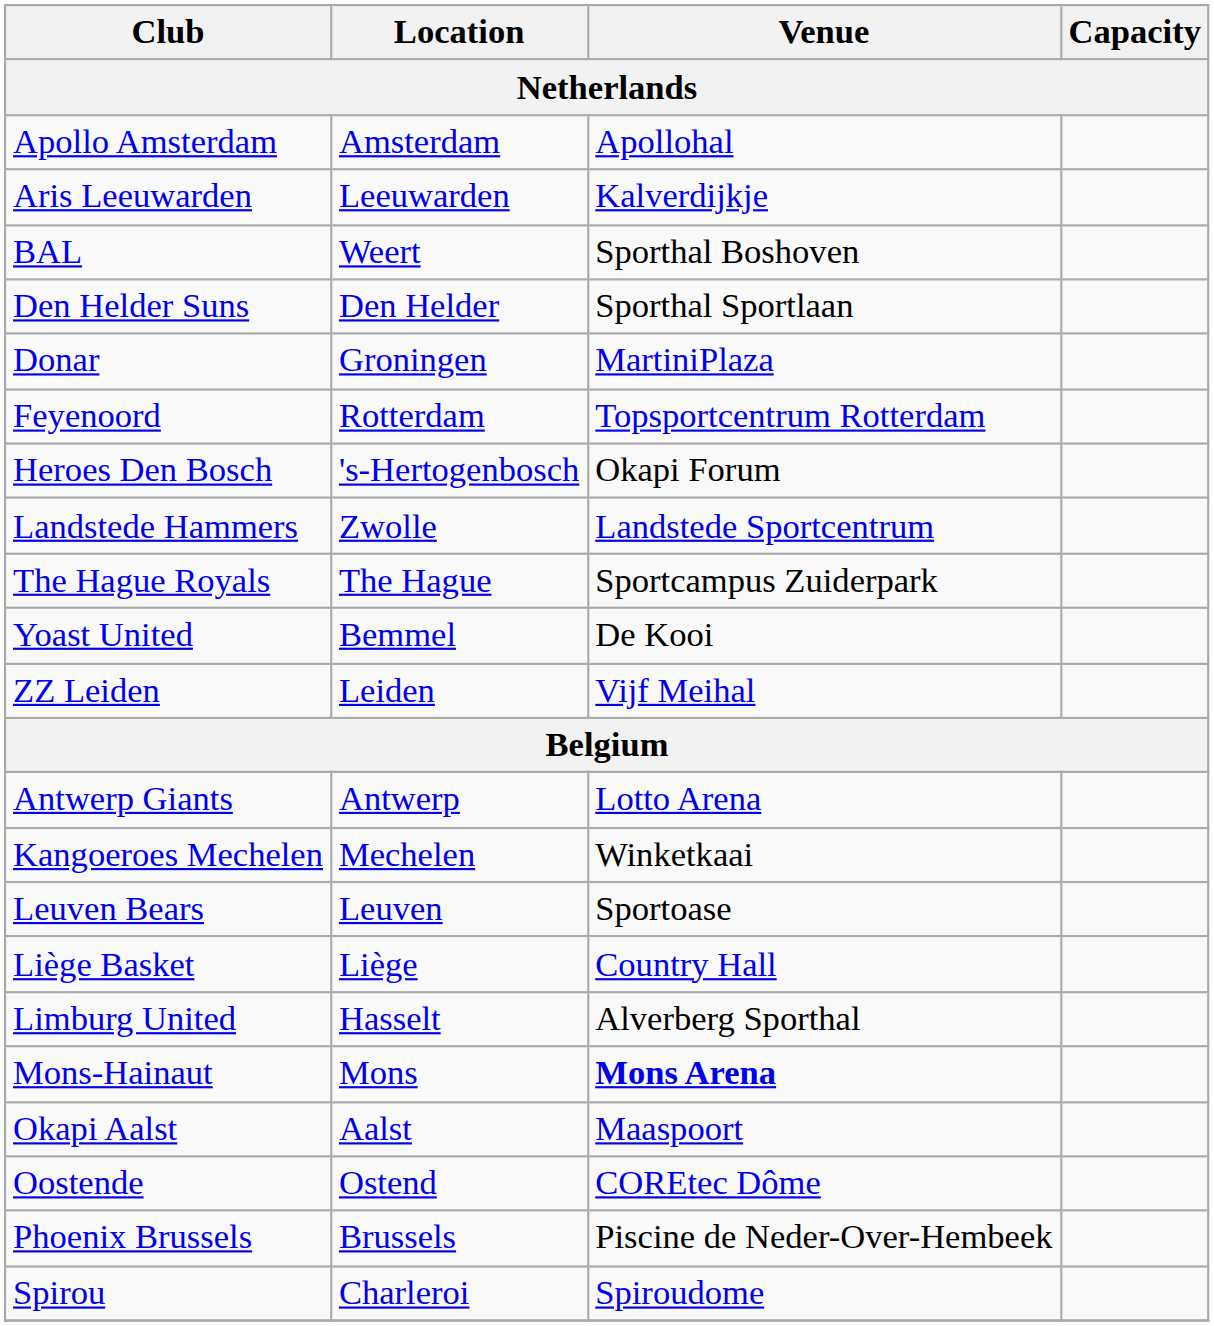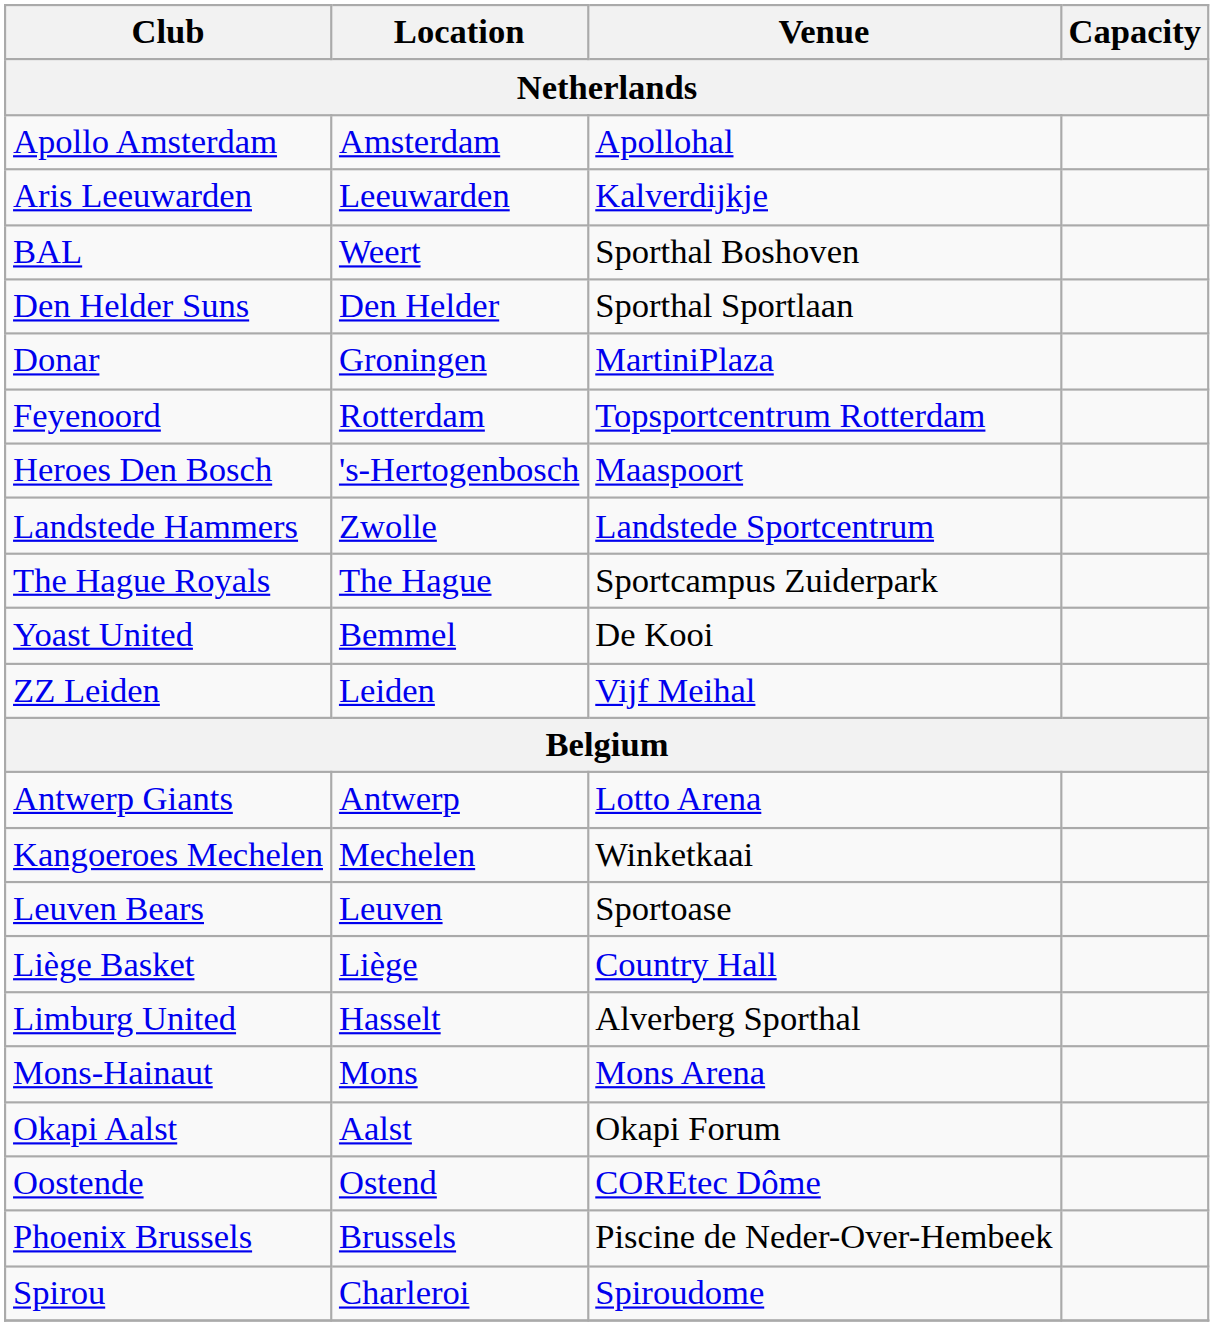(688, 470) Okapi Forum -> (669, 470) Maaspoort
(686, 1073) bold -> (680, 1073) normal
(669, 1128) Maaspoort -> (688, 1128) Okapi Forum
